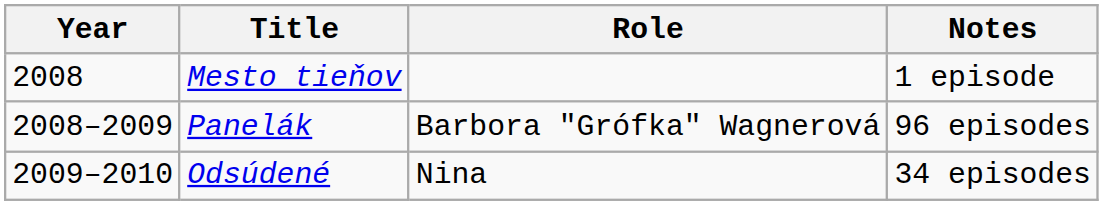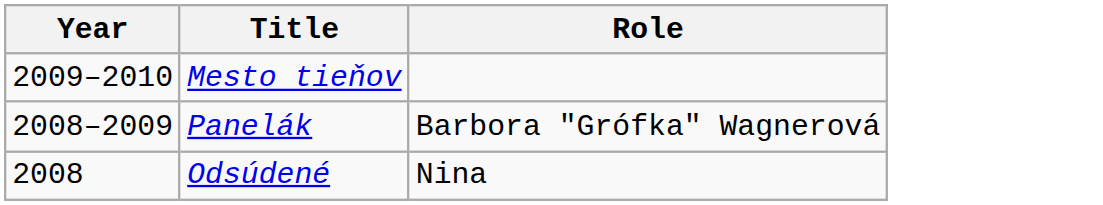- column: (993, 29)
(48, 78) 2008 -> (93, 78) 2009–2010
(93, 175) 2009–2010 -> (48, 175) 2008
